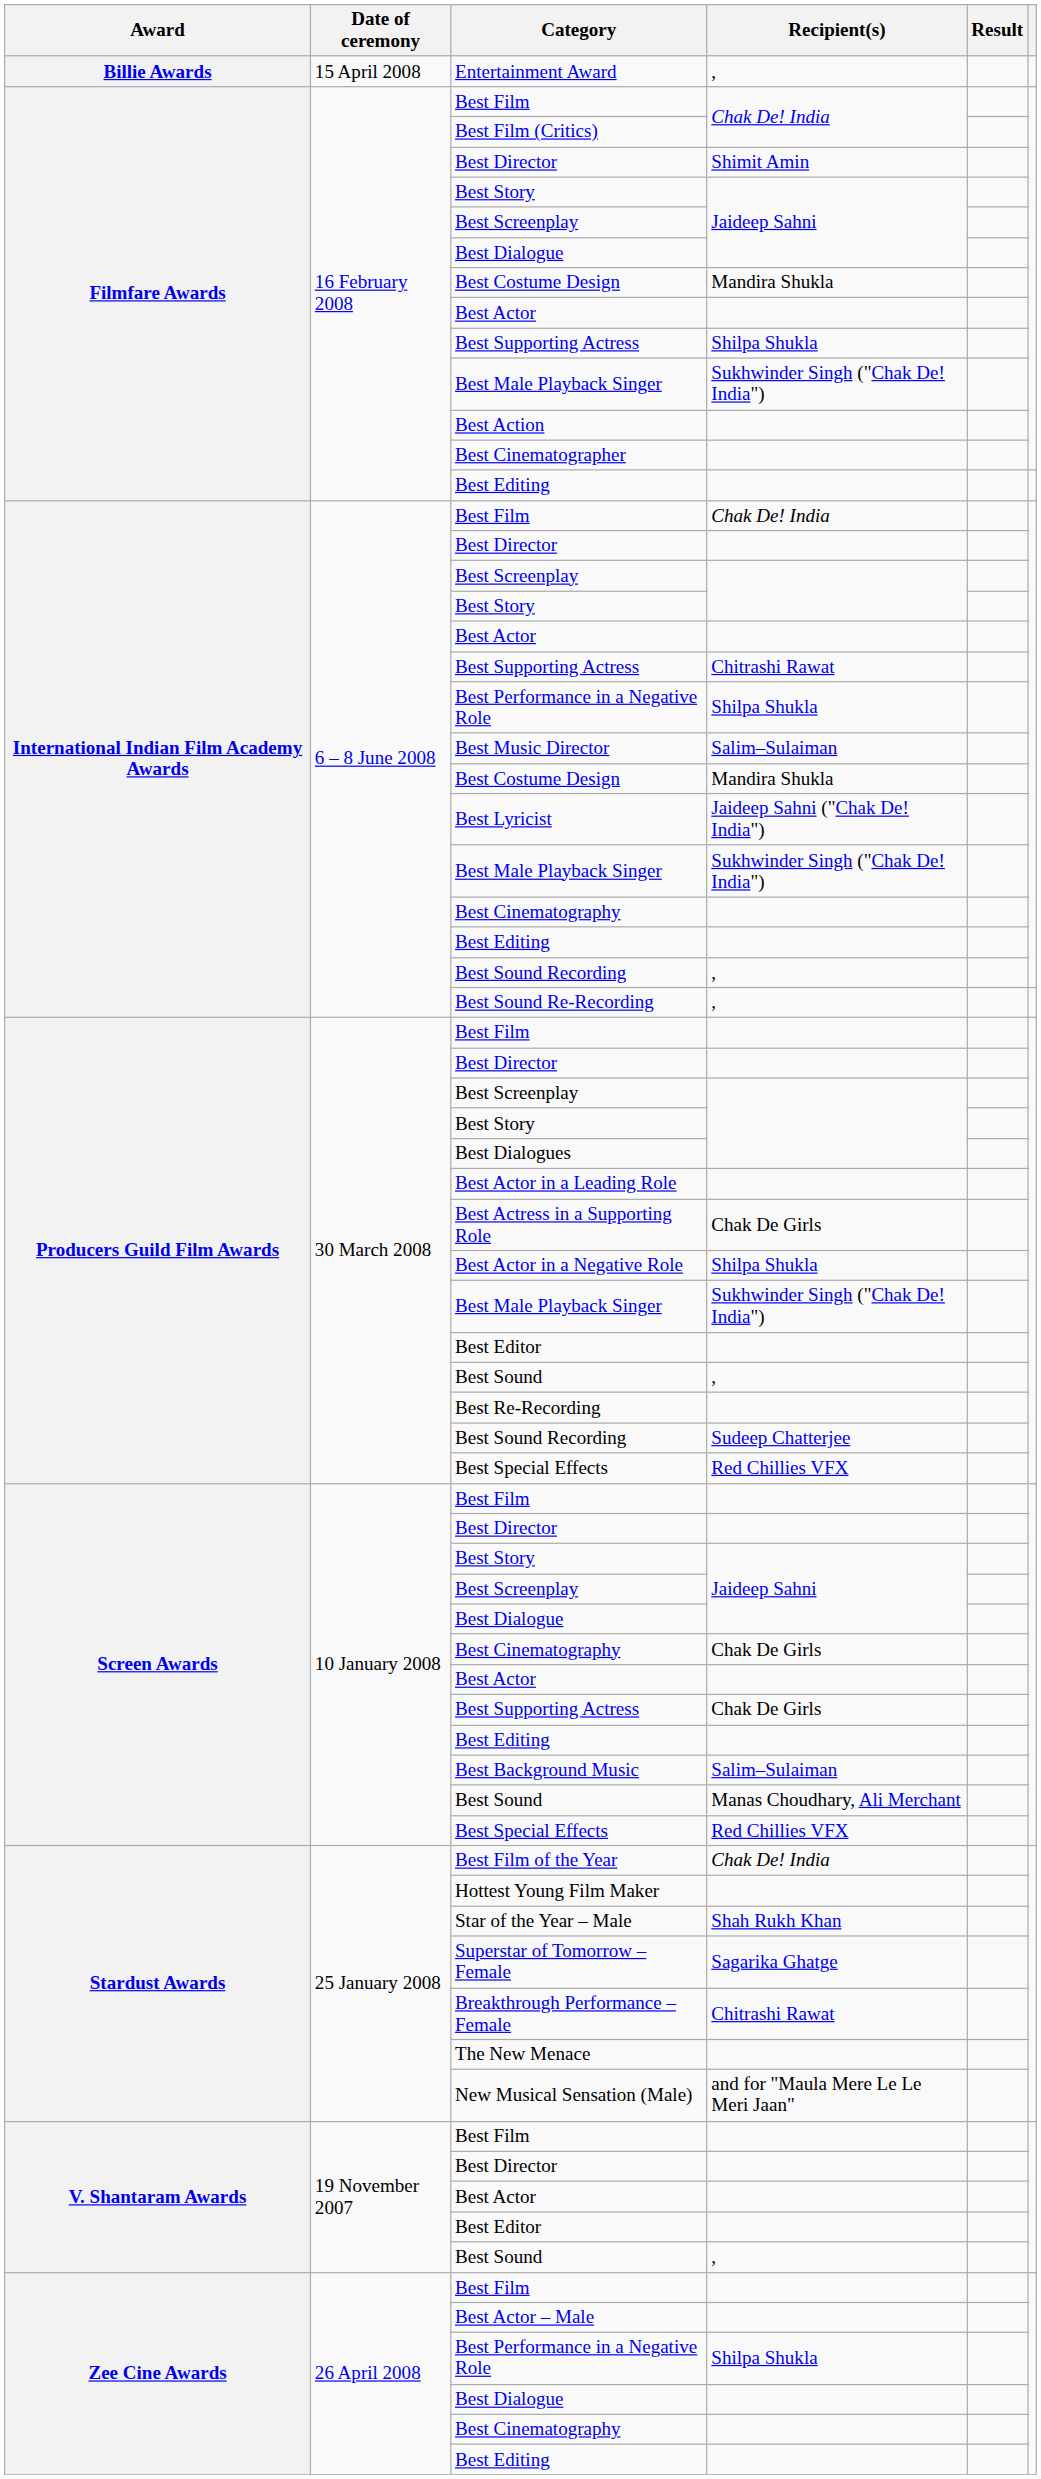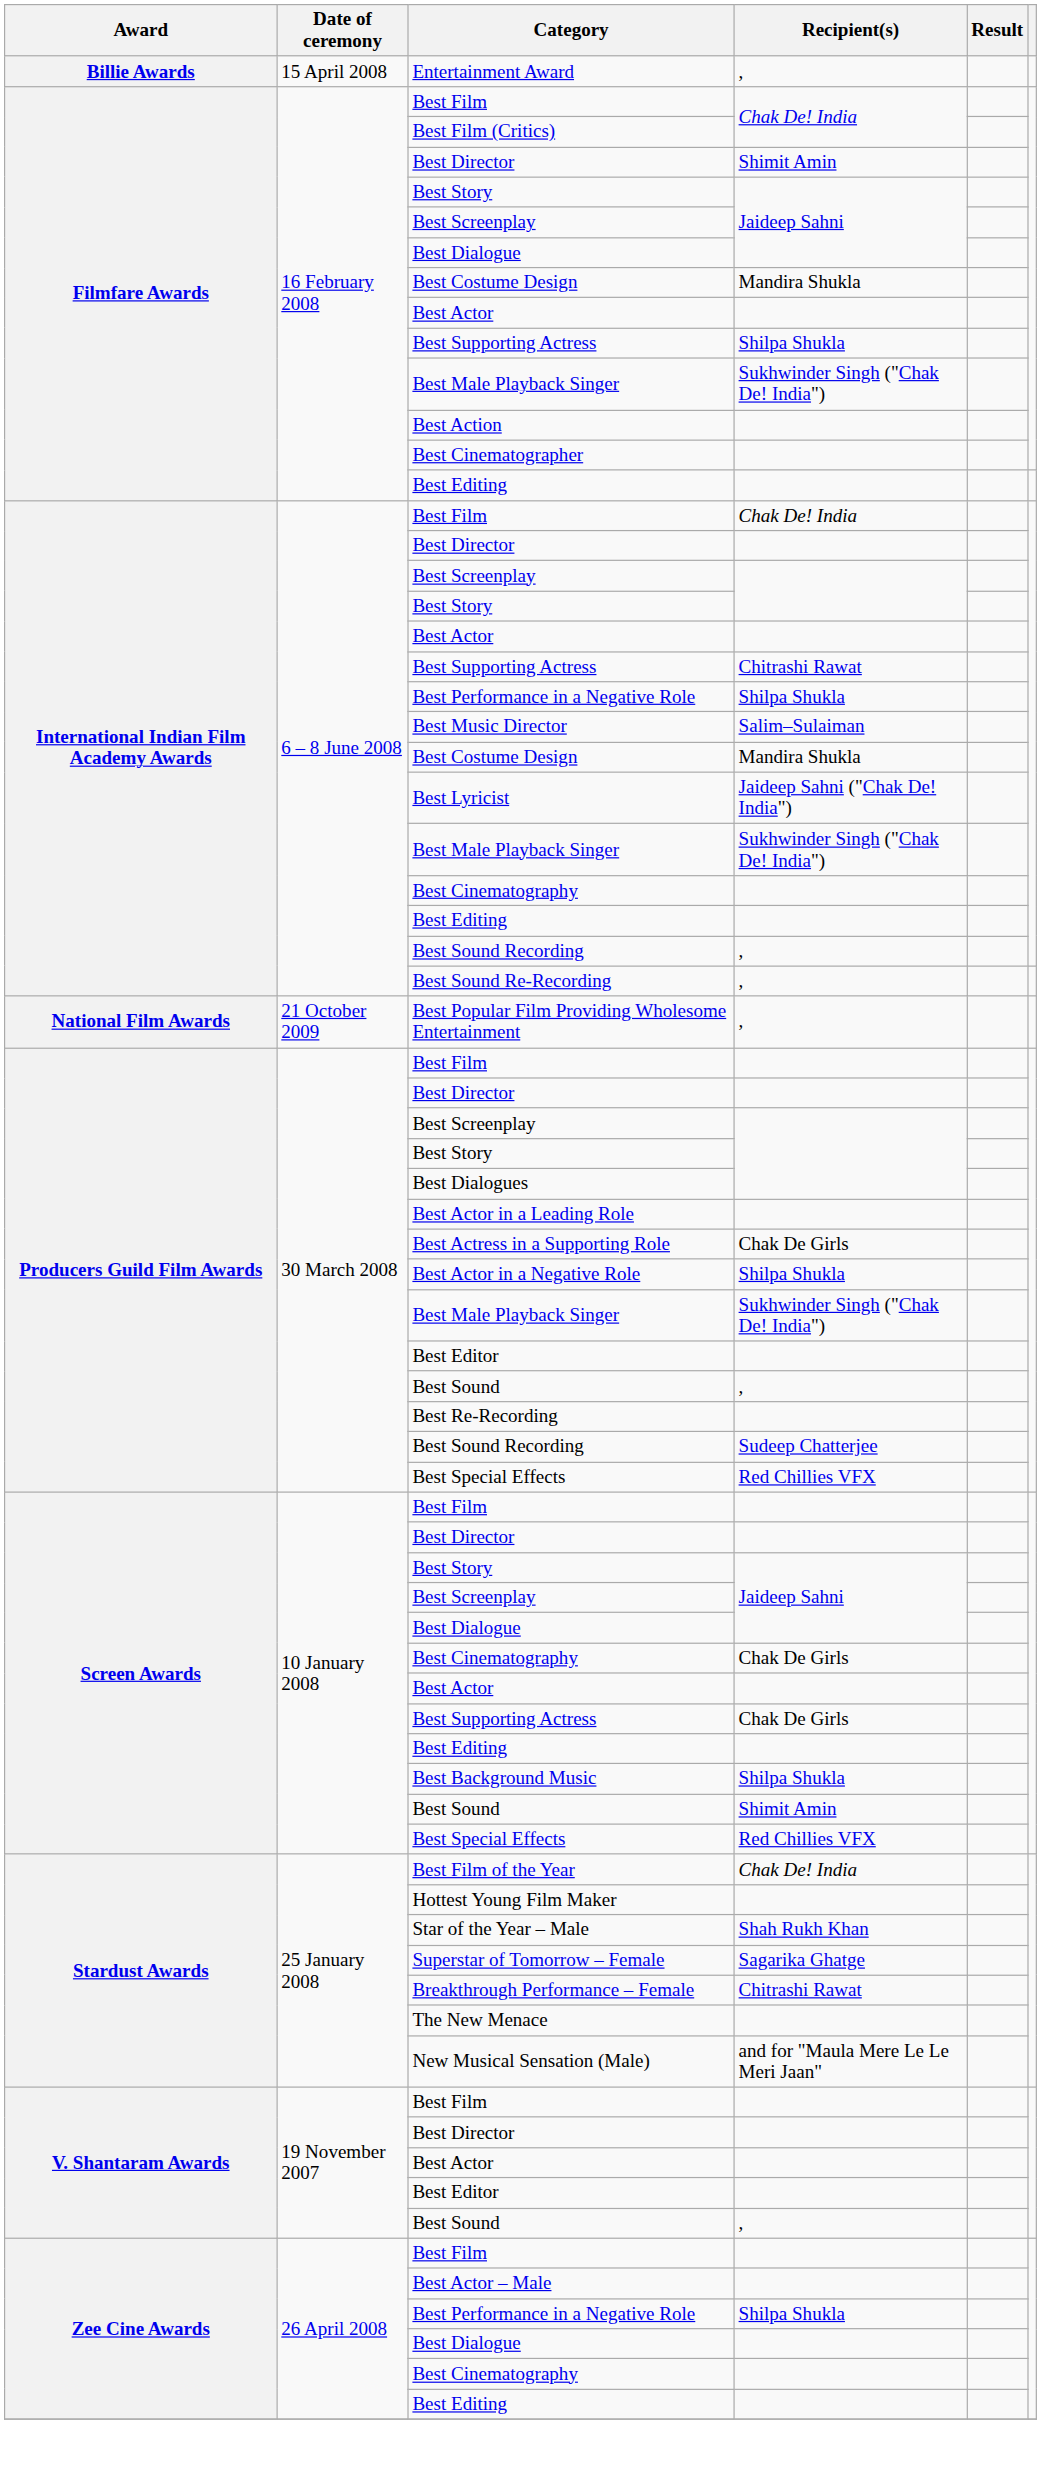+ row: (141, 1021)
(774, 1769) Salim–Sulaiman -> (792, 1778) Shilpa Shukla
(836, 1800) Manas Choudhary, Ali Merchant -> (788, 1808) Shimit Amin
